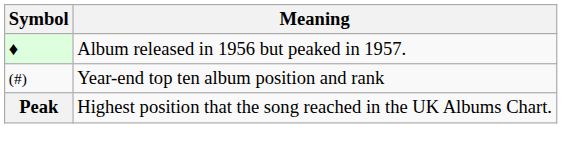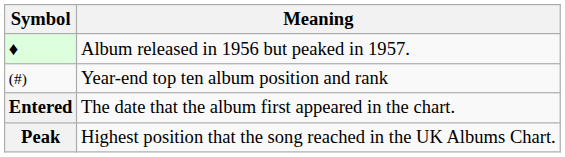+ row: (41, 107)
